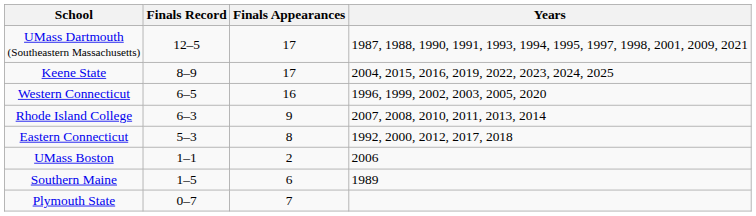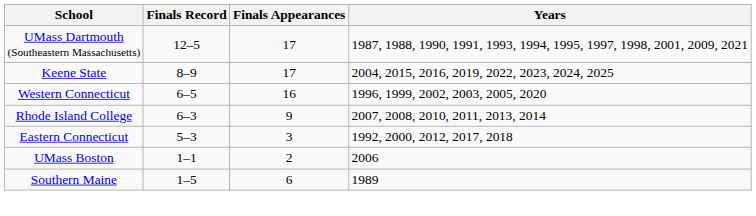(289, 136) 8 -> (289, 136) 3
- row: (74, 200)
